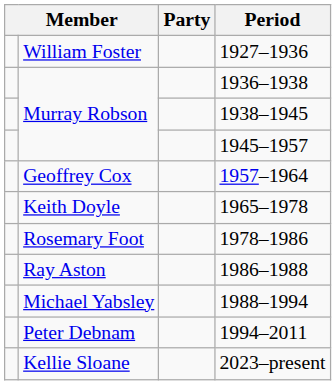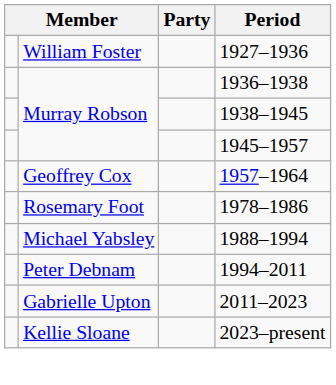- row: (264, 207)
- row: (264, 269)
+ row: (263, 301)
